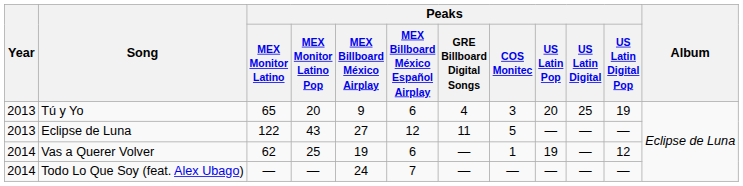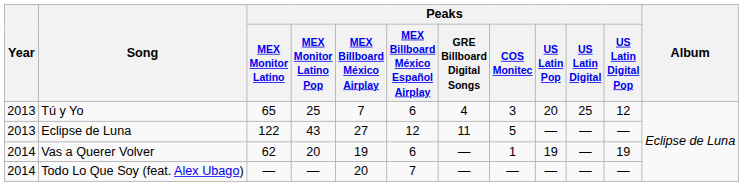(313, 111) 20 -> (313, 111) 25
(361, 111) 9 -> (361, 111) 7
(623, 111) 19 -> (623, 111) 12
(313, 151) 25 -> (313, 151) 20
(623, 151) 12 -> (623, 151) 19
(361, 171) 24 -> (361, 171) 20
